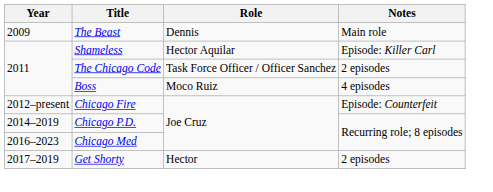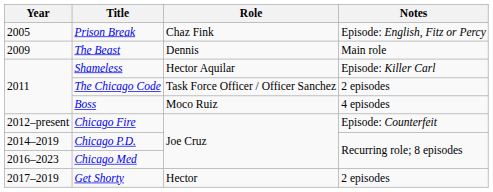+ row: (105, 31)
